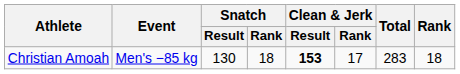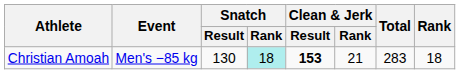(266, 58) no background -> (266, 58) paleturquoise background
(355, 58) 17 -> (355, 58) 21
